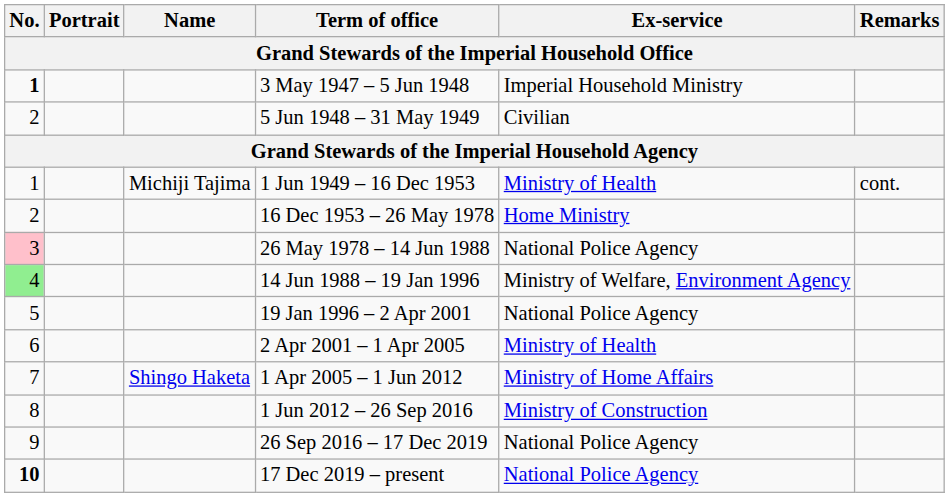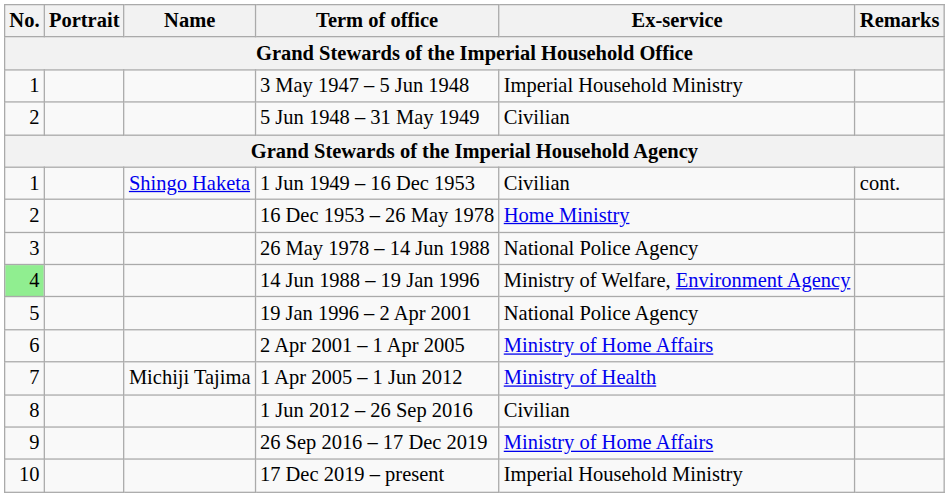(34, 85) bold -> (34, 85) normal
(190, 183) Michiji Tajima -> (189, 183) Shingo Haketa
(580, 183) Ministry of Health -> (537, 183) Civilian
(34, 248) pink background -> (34, 248) no background
(580, 345) Ministry of Health -> (609, 345) Ministry of Home Affairs
(189, 378) Shingo Haketa -> (190, 378) Michiji Tajima
(609, 378) Ministry of Home Affairs -> (580, 378) Ministry of Health
(606, 410) Ministry of Construction -> (537, 410) Civilian
(601, 442) National Police Agency -> (609, 442) Ministry of Home Affairs
(29, 475) bold -> (29, 475) normal
(601, 475) National Police Agency -> (623, 475) Imperial Household Ministry
